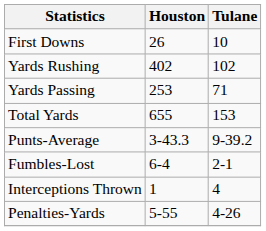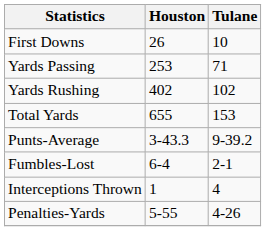rows swapped: (54, 66) <-> (51, 90)
